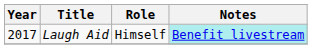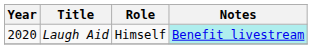(22, 34) 2017 -> (22, 34) 2020
